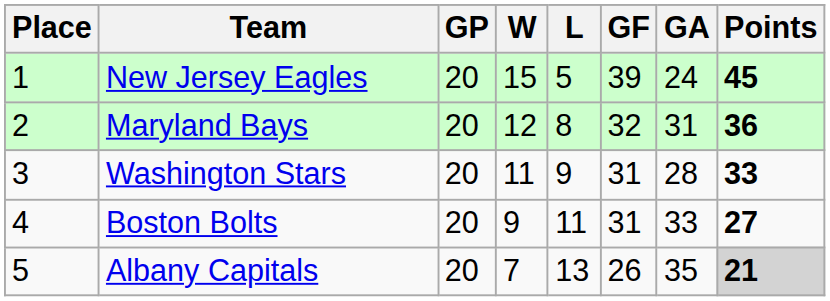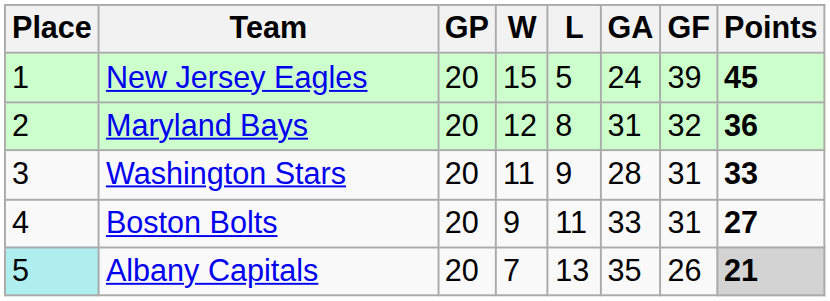columns swapped: (629, 28) <-> (687, 28)
(21, 271) no background -> (21, 271) paleturquoise background
